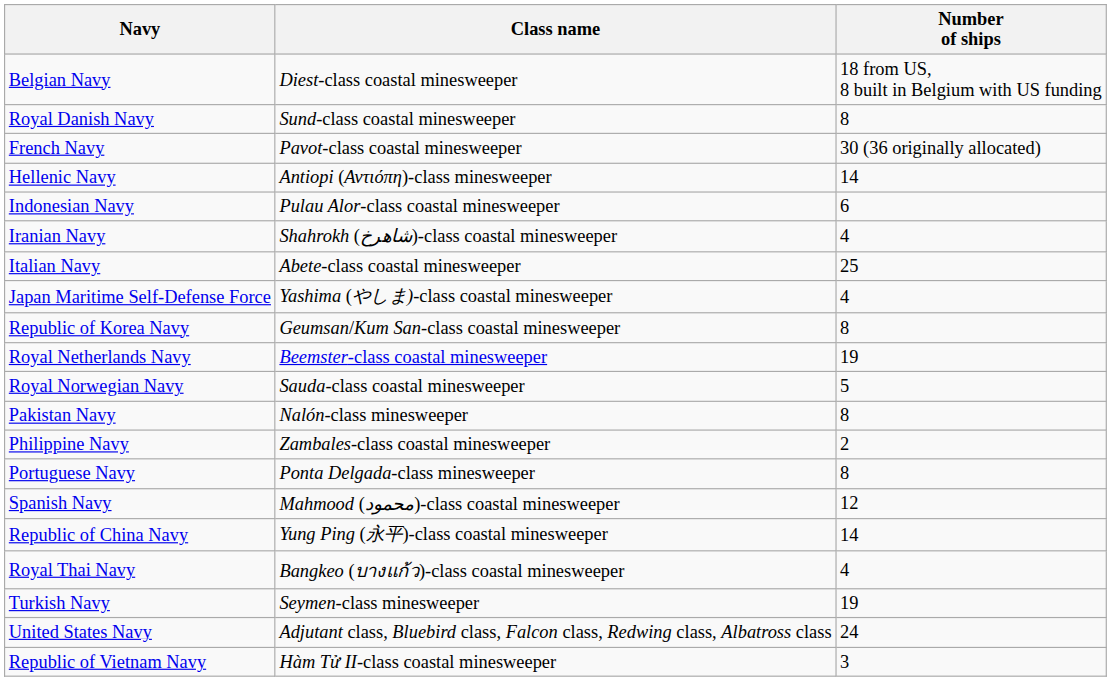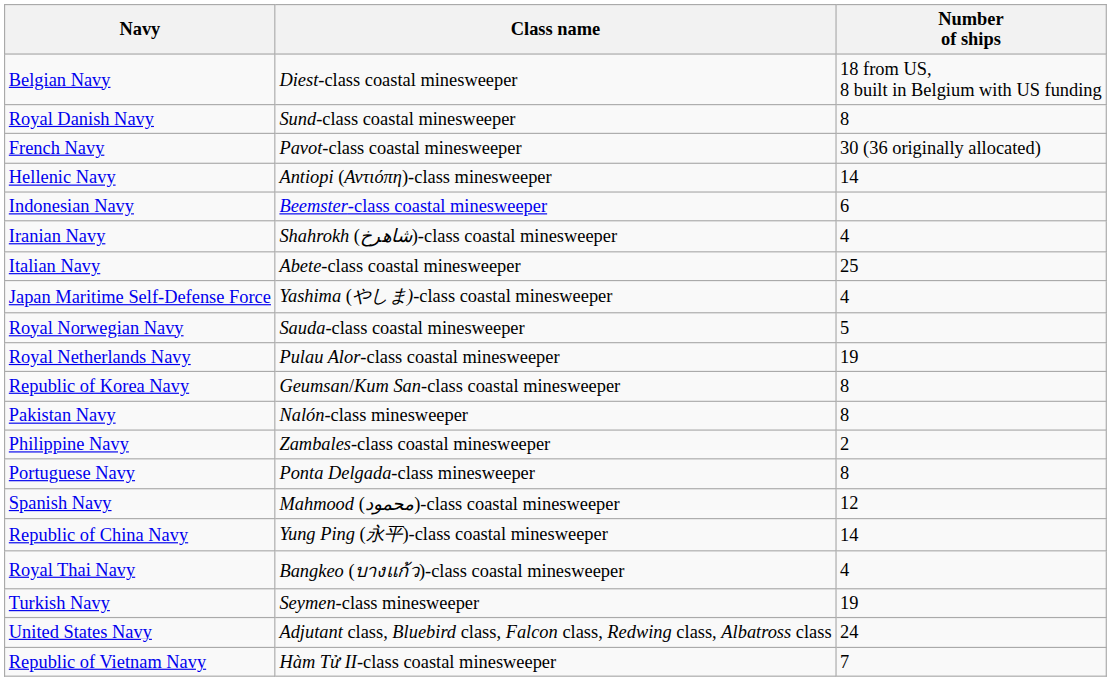(420, 206) Pulau Alor-class coastal minesweeper -> (413, 206) Beemster-class coastal minesweeper
rows swapped: (99, 327) <-> (96, 386)
(413, 356) Beemster-class coastal minesweeper -> (420, 356) Pulau Alor-class coastal minesweeper
(845, 661) 3 -> (845, 661) 7
